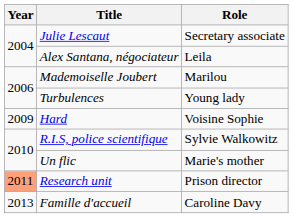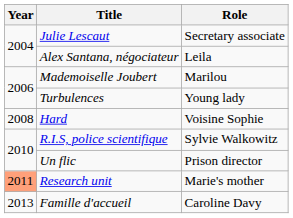(21, 118) 2009 -> (21, 118) 2008
(224, 160) Marie's mother -> (223, 160) Prison director
(223, 181) Prison director -> (224, 181) Marie's mother
